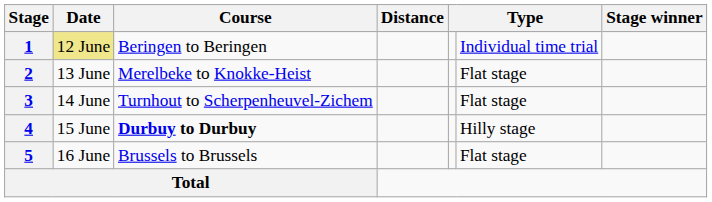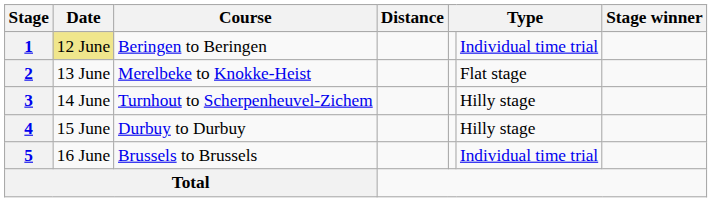(493, 100) Flat stage -> (498, 100) Hilly stage
(187, 127) bold -> (182, 127) normal
(493, 155) Flat stage -> (529, 155) Individual time trial
